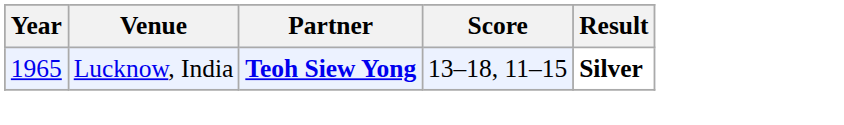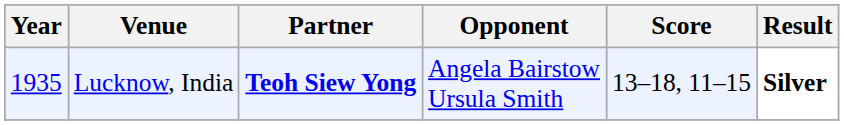+ column: (514, 25)
(36, 67) 1965 -> (36, 82) 1935
